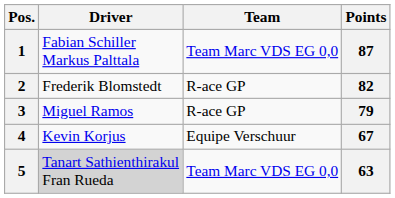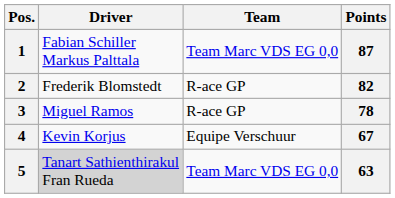(366, 110) 79 -> (366, 110) 78
